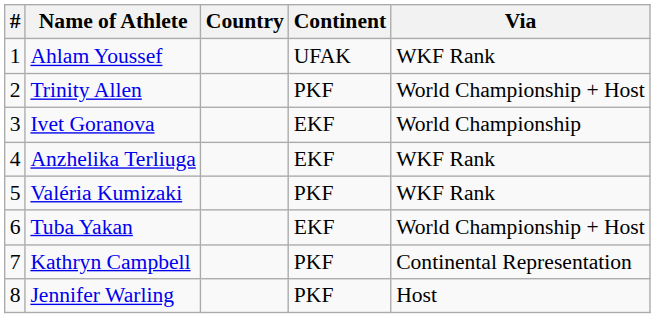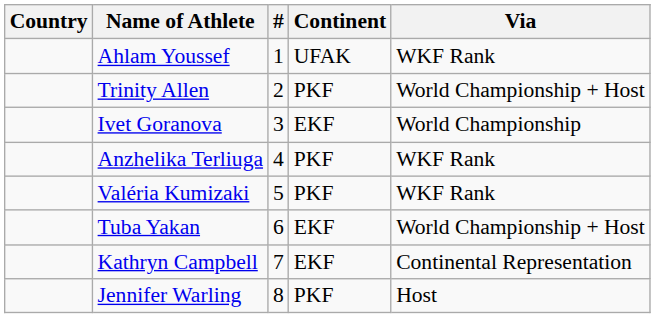columns swapped: (15, 21) <-> (245, 21)
(314, 158) EKF -> (314, 158) PKF
(314, 261) PKF -> (314, 261) EKF
